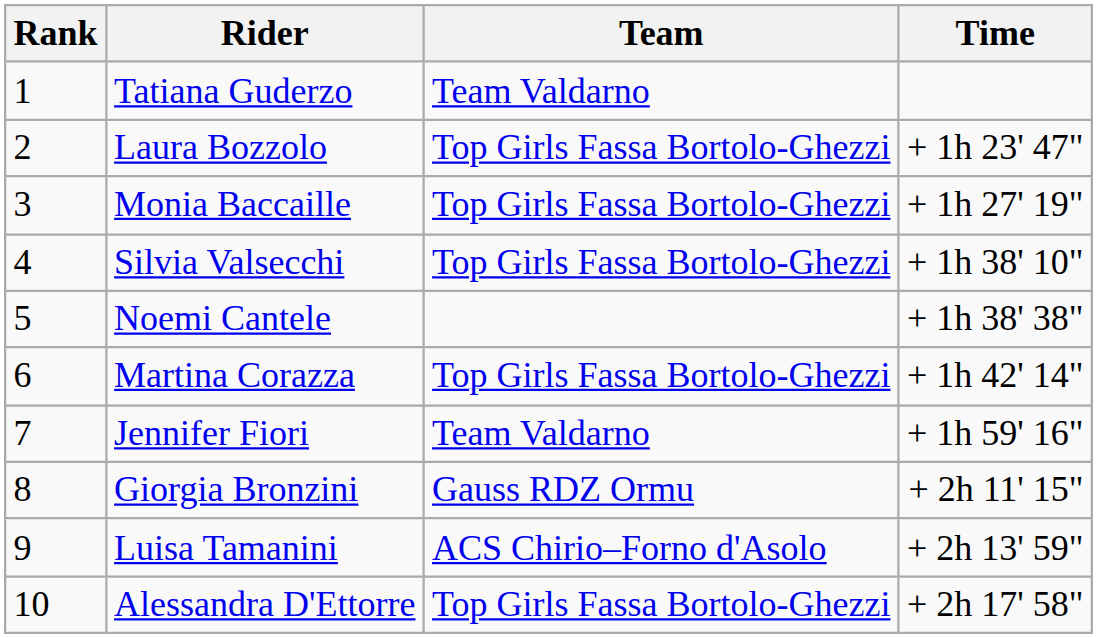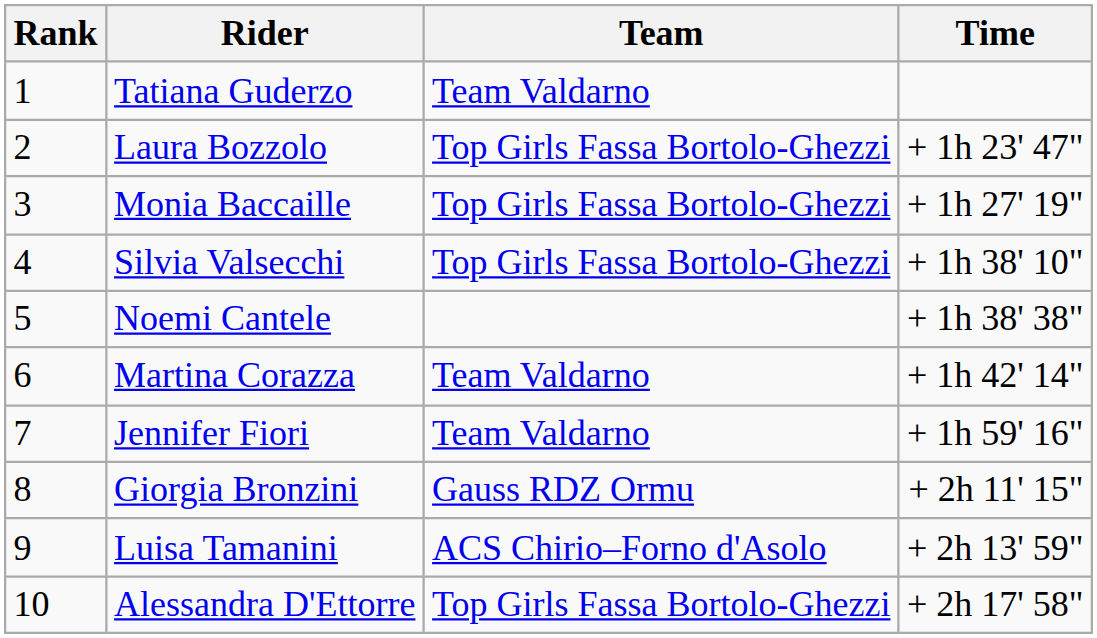(661, 375) Top Girls Fassa Bortolo-Ghezzi -> (541, 375) Team Valdarno
